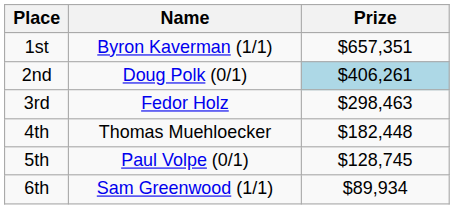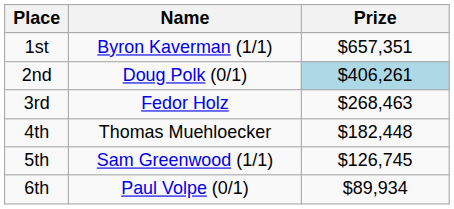(375, 103) $298,463 -> (375, 103) $268,463
(185, 160) Paul Volpe (0/1) -> (185, 160) Sam Greenwood (1/1)
(375, 160) $128,745 -> (375, 160) $126,745
(185, 189) Sam Greenwood (1/1) -> (185, 189) Paul Volpe (0/1)
